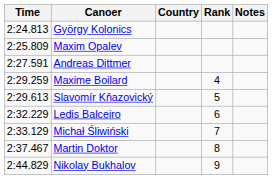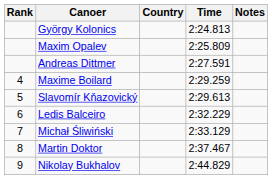columns swapped: (217, 13) <-> (28, 13)
